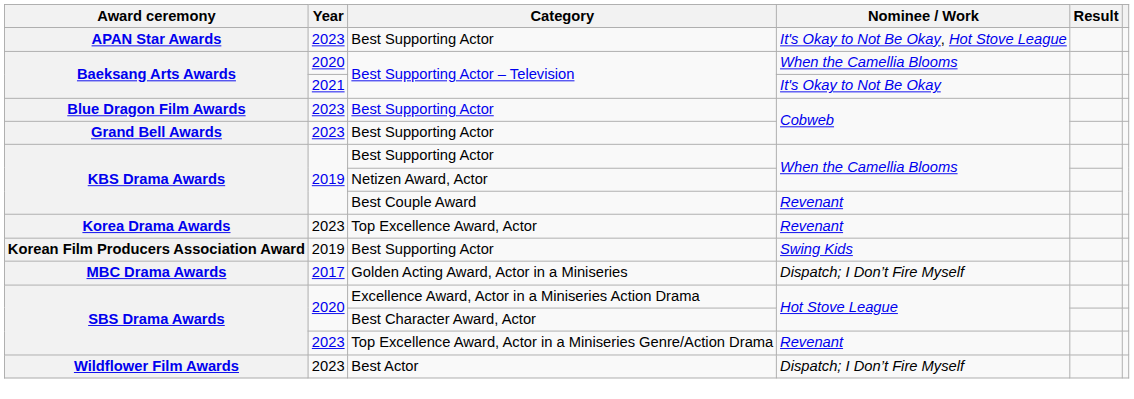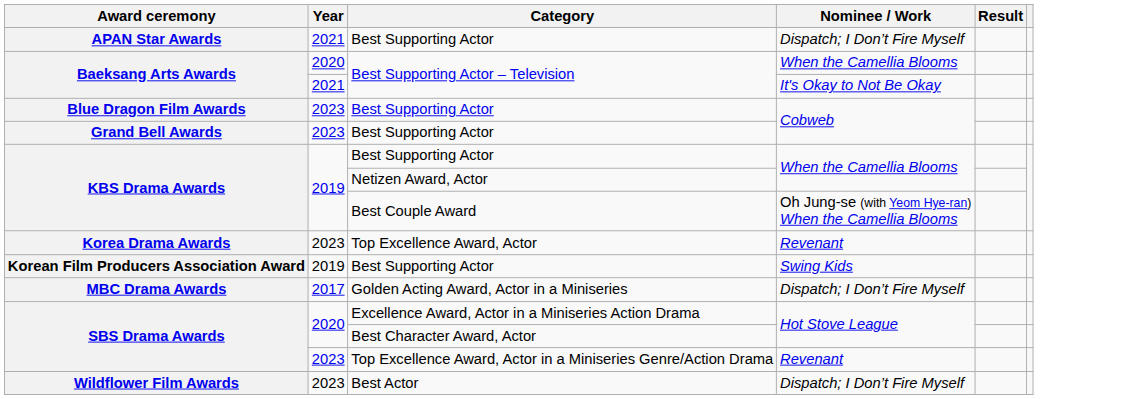(328, 39) 2023 -> (328, 39) 2021
(923, 39) It's Okay to Not Be Okay, Hot Stove League -> (872, 39) Dispatch; I Don’t Fire Myself
(812, 202) Revenant -> (876, 211) Oh Jung-se (with Yeom Hye-ran) When the Camellia Blooms
